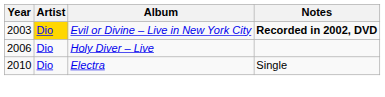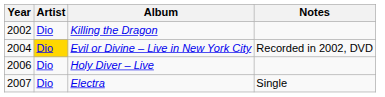+ row: (114, 30)
(19, 30) 2003 -> (19, 48) 2004
(317, 30) bold -> (315, 48) normal
(19, 65) 2010 -> (19, 83) 2007
